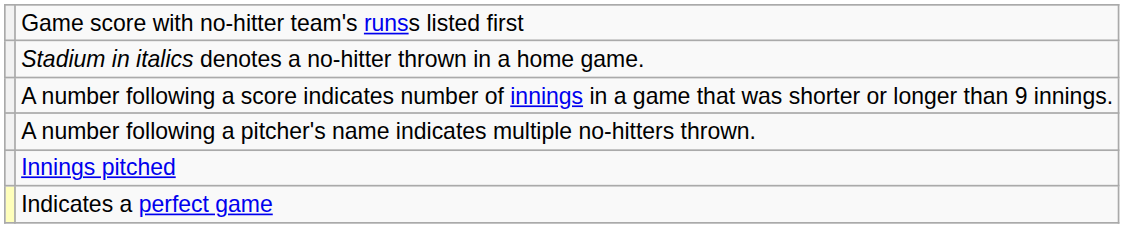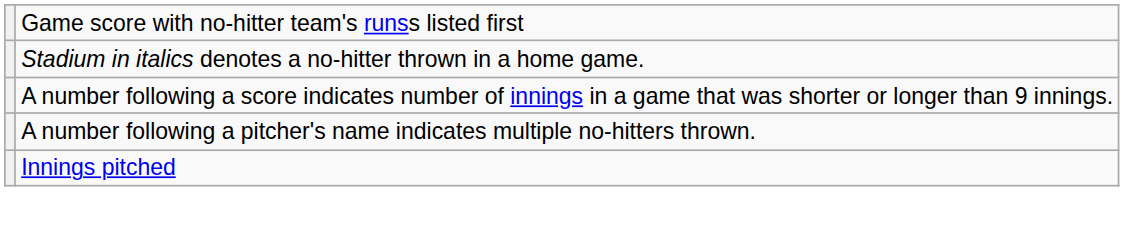- row: (147, 204)
